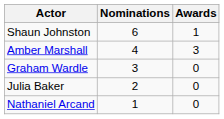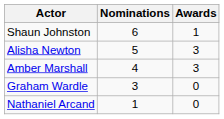+ row: (44, 50)
- row: (36, 86)
